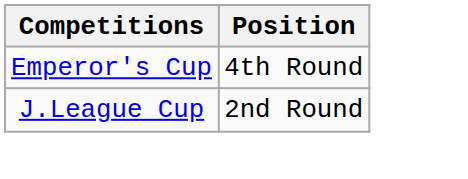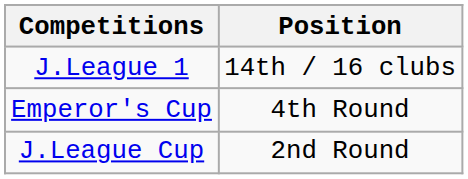+ row: (112, 68)
